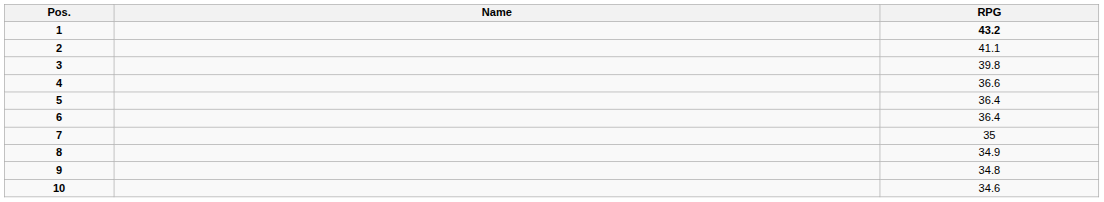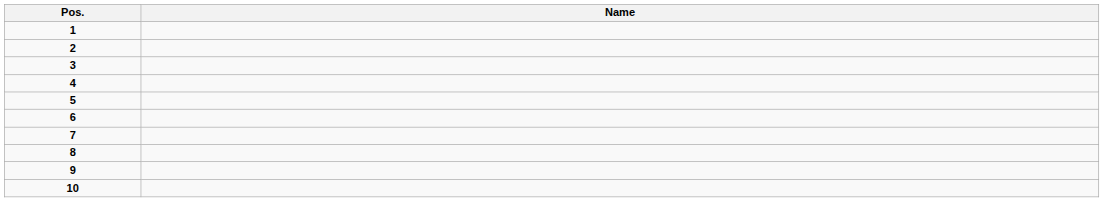- column: (989, 13)
